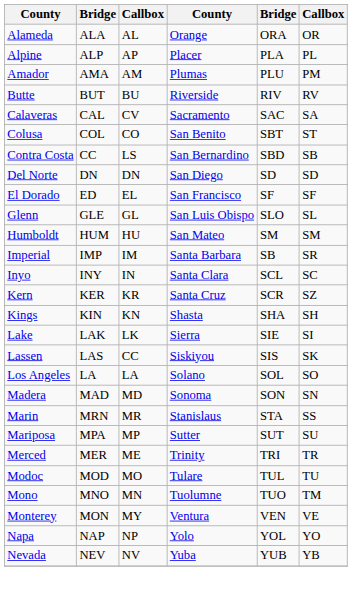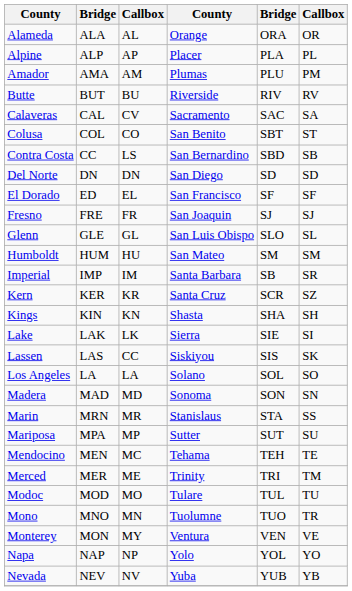+ row: (25, 214)
- row: (19, 275)
+ row: (36, 455)
(310, 455) TR -> (312, 475) TM
(312, 495) TM -> (310, 515) TR
